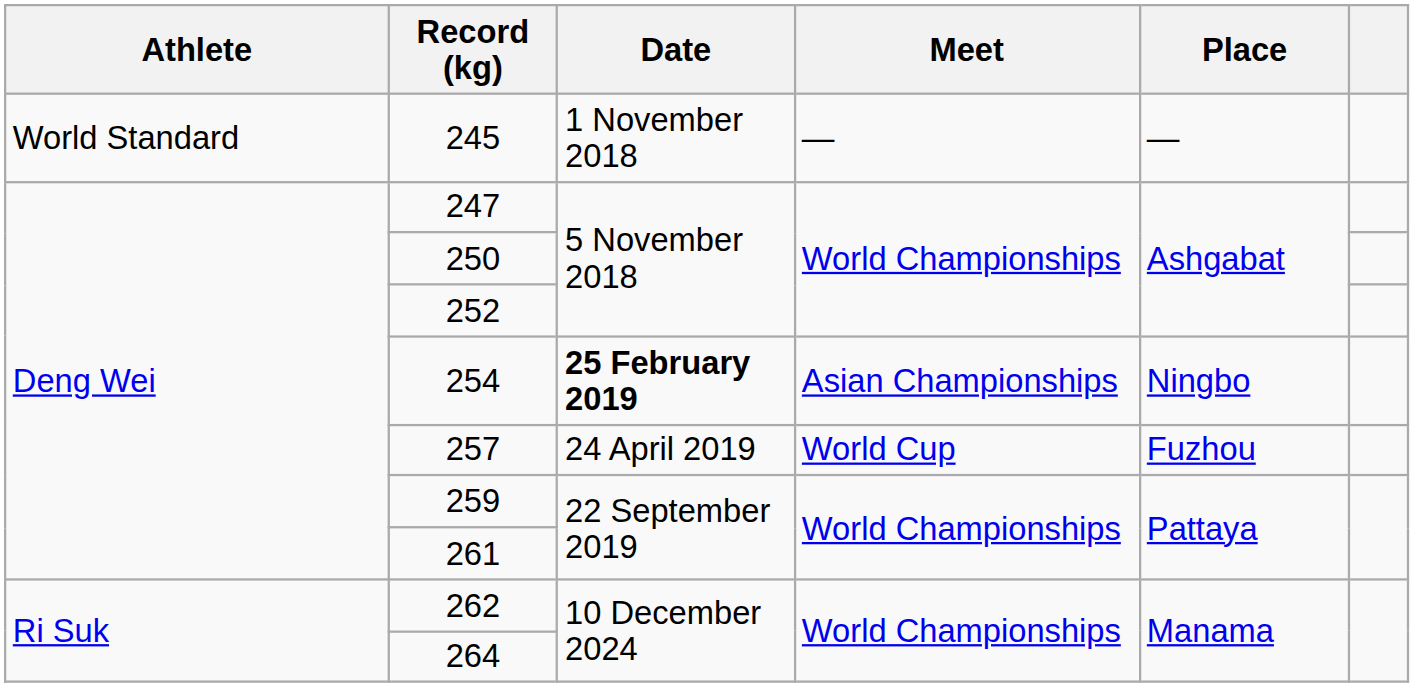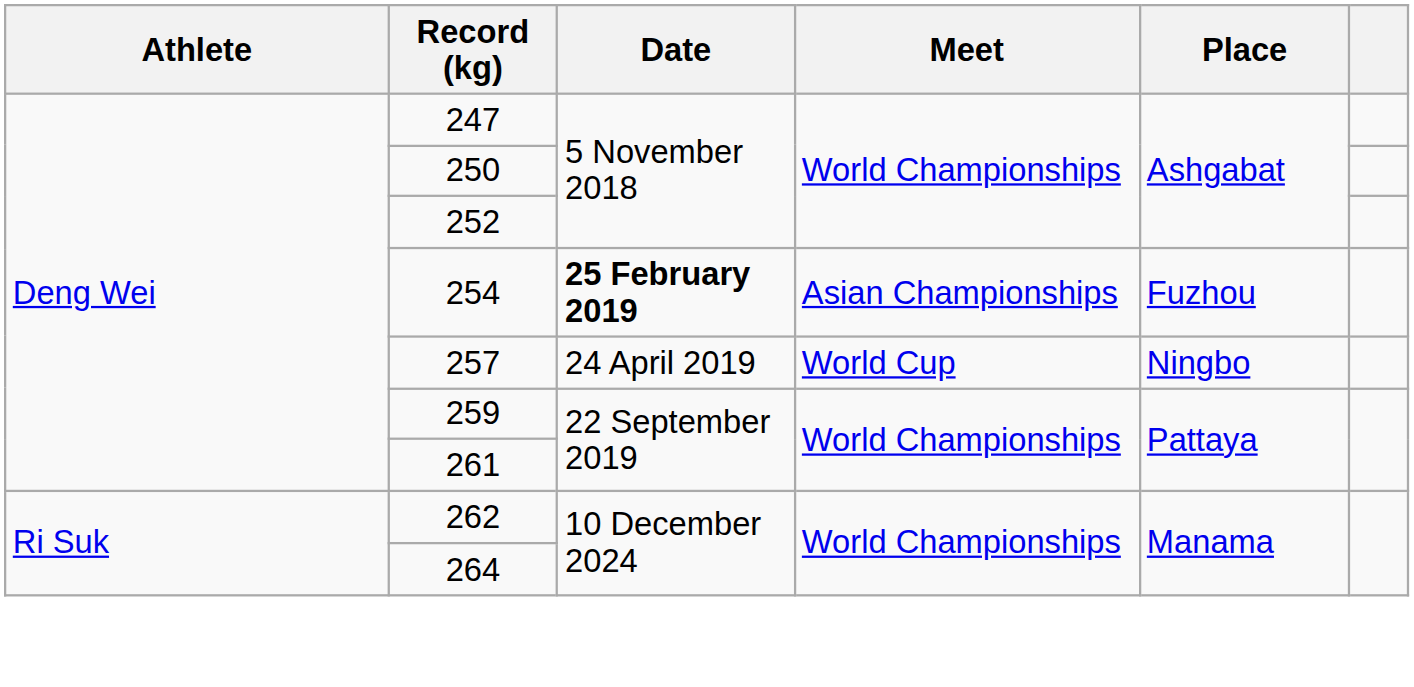- row: (473, 137)
(1199, 380) Ningbo -> (1201, 292) Fuzhou
(1201, 450) Fuzhou -> (1199, 362) Ningbo
